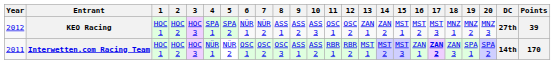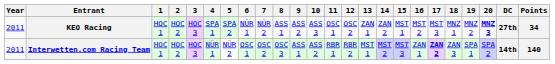(15, 28) 2012 -> (15, 28) 2011
(488, 28) normal -> (488, 28) bold
(534, 28) 39 -> (534, 28) 34
(534, 49) 170 -> (534, 49) 140
